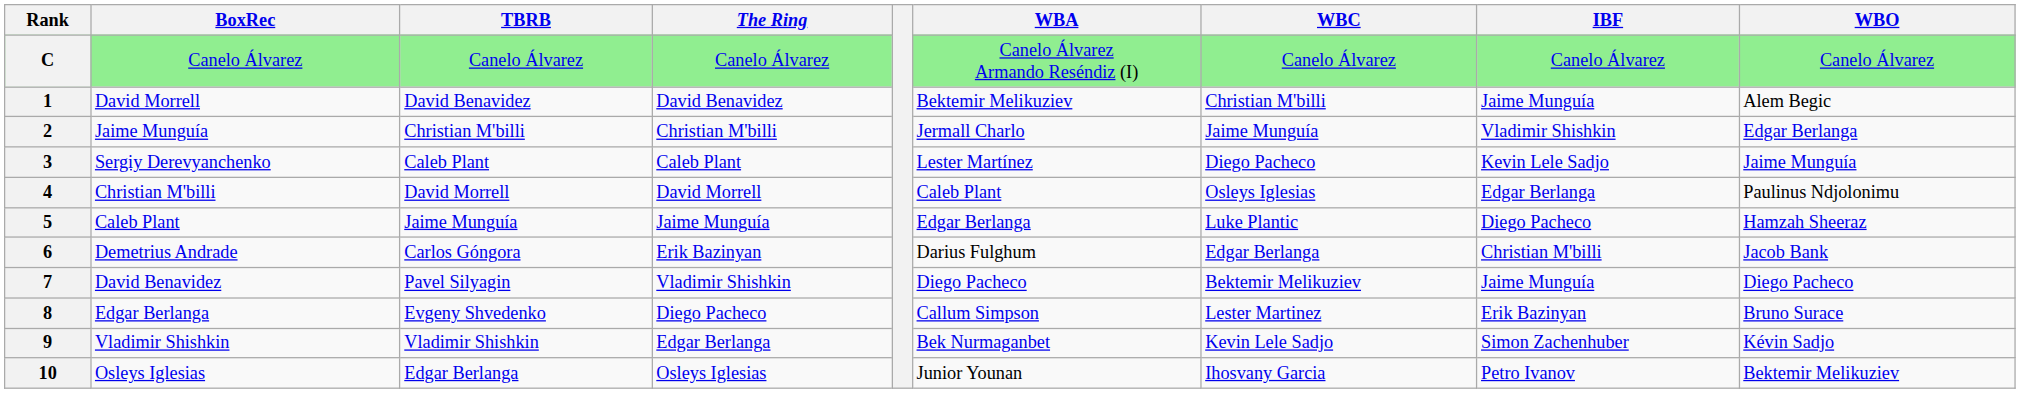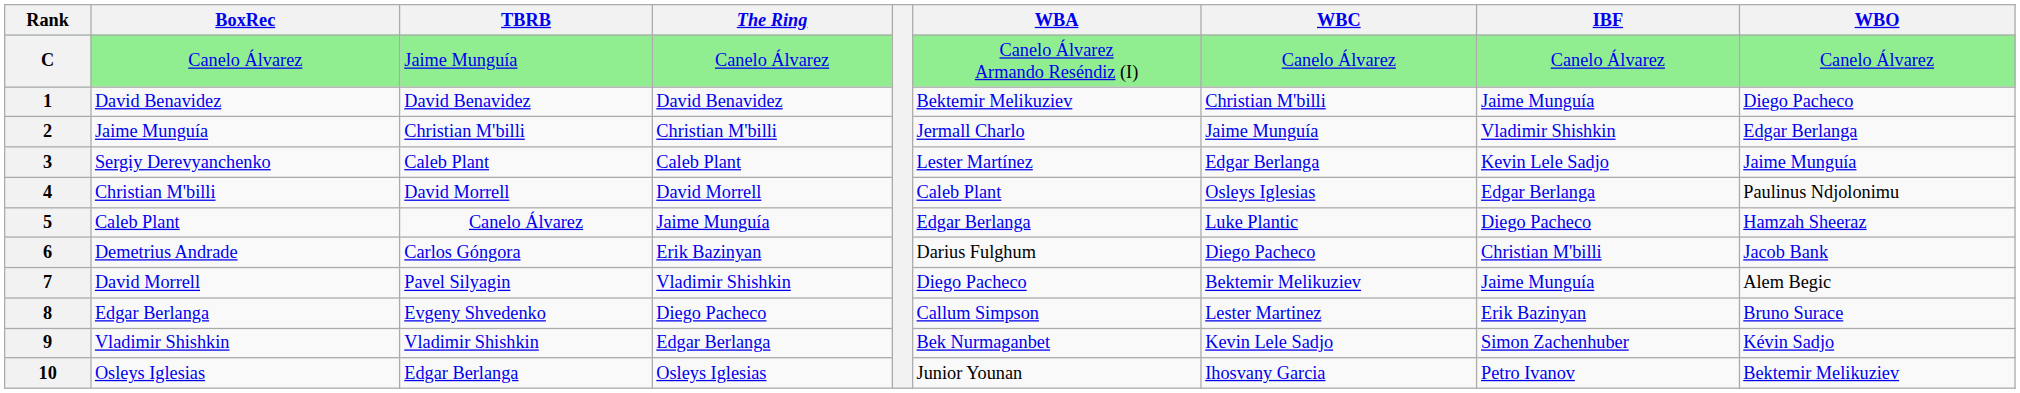(526, 60) Canelo Álvarez -> (461, 60) Jaime Munguía
(147, 101) David Morrell -> (158, 101) David Benavidez
(1787, 101) Alem Begic -> (1798, 101) Diego Pacheco
(1260, 162) Diego Pacheco -> (1262, 162) Edgar Berlanga
(461, 222) Jaime Munguía -> (526, 222) Canelo Álvarez
(1262, 252) Edgar Berlanga -> (1260, 252) Diego Pacheco
(158, 282) David Benavidez -> (147, 282) David Morrell
(1798, 282) Diego Pacheco -> (1787, 282) Alem Begic
